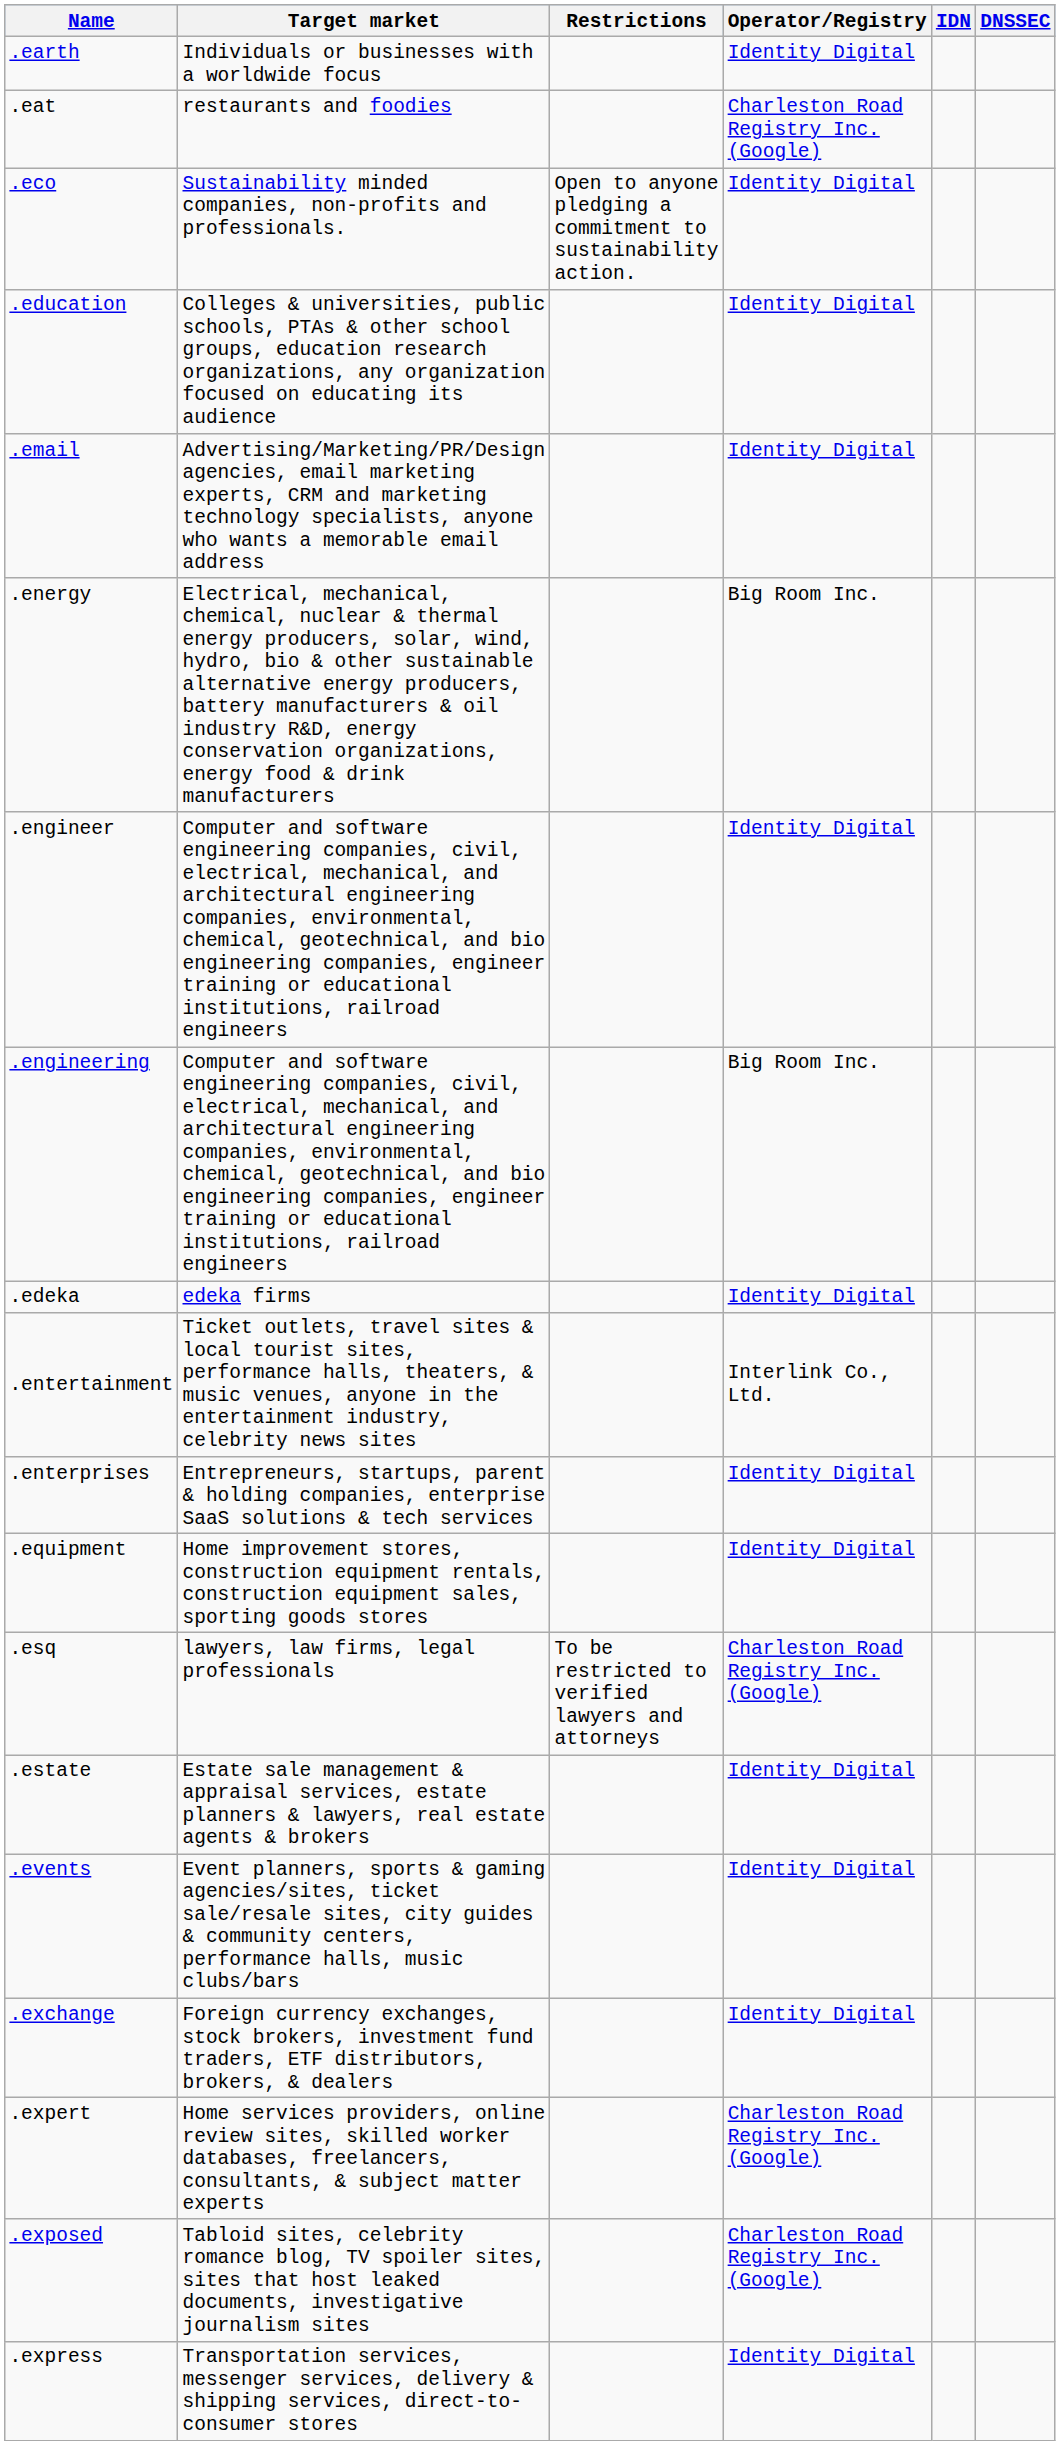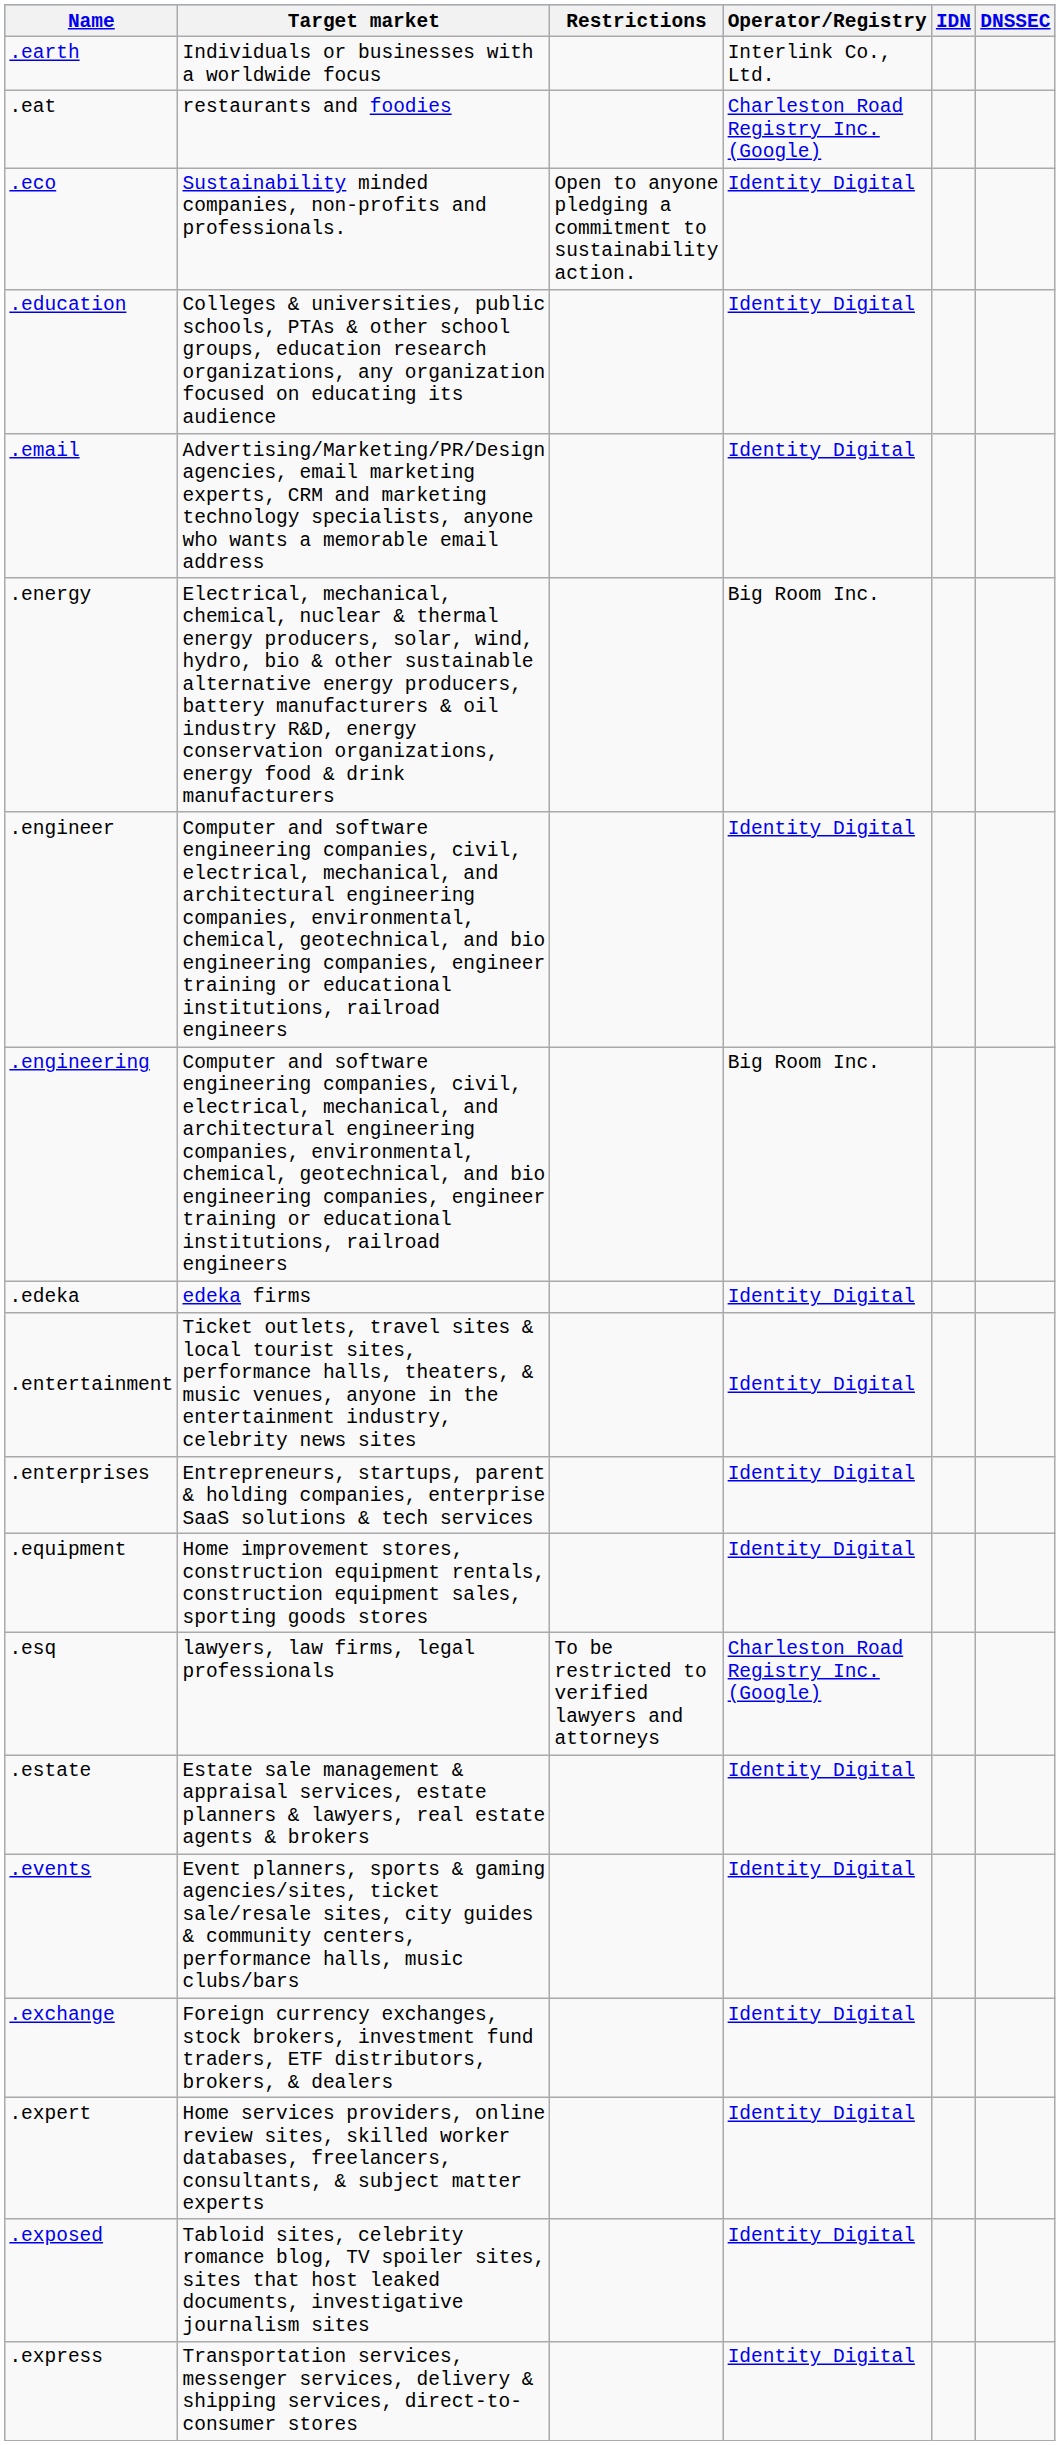(821, 52) Identity Digital -> (810, 64) Interlink Co., Ltd.
(810, 1385) Interlink Co., Ltd. -> (821, 1385) Identity Digital
(815, 2136) Charleston Road Registry Inc. (Google) -> (821, 2113) Identity Digital
(815, 2258) Charleston Road Registry Inc. (Google) -> (821, 2235) Identity Digital
